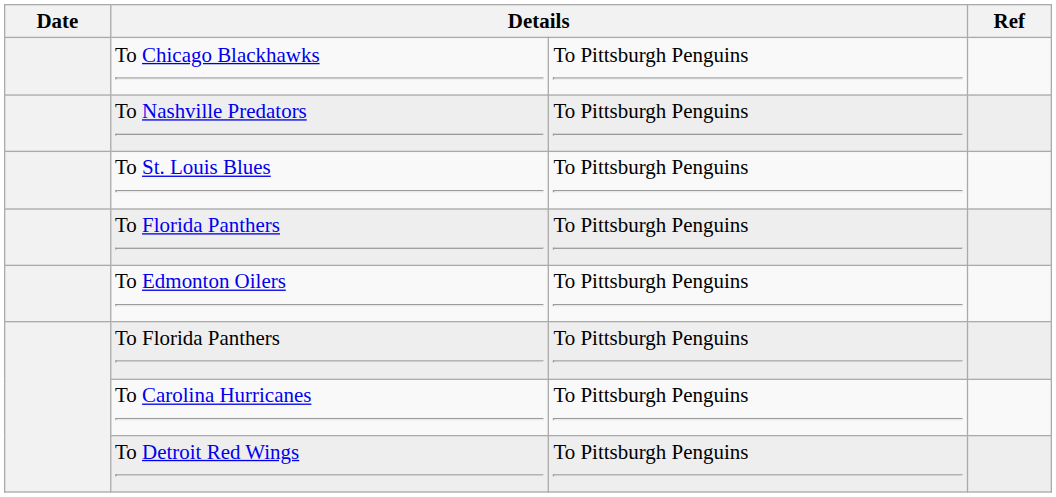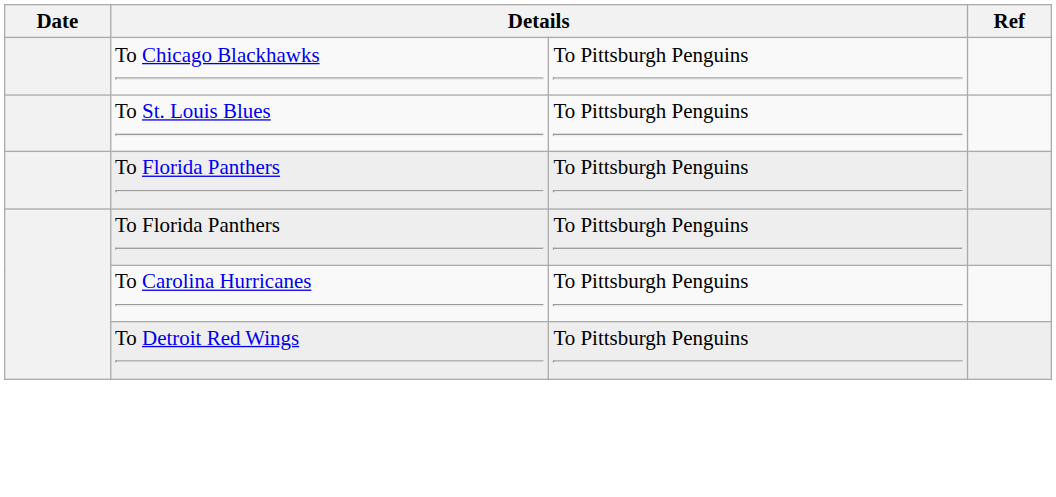- row: (57, 123)
- row: (57, 294)
